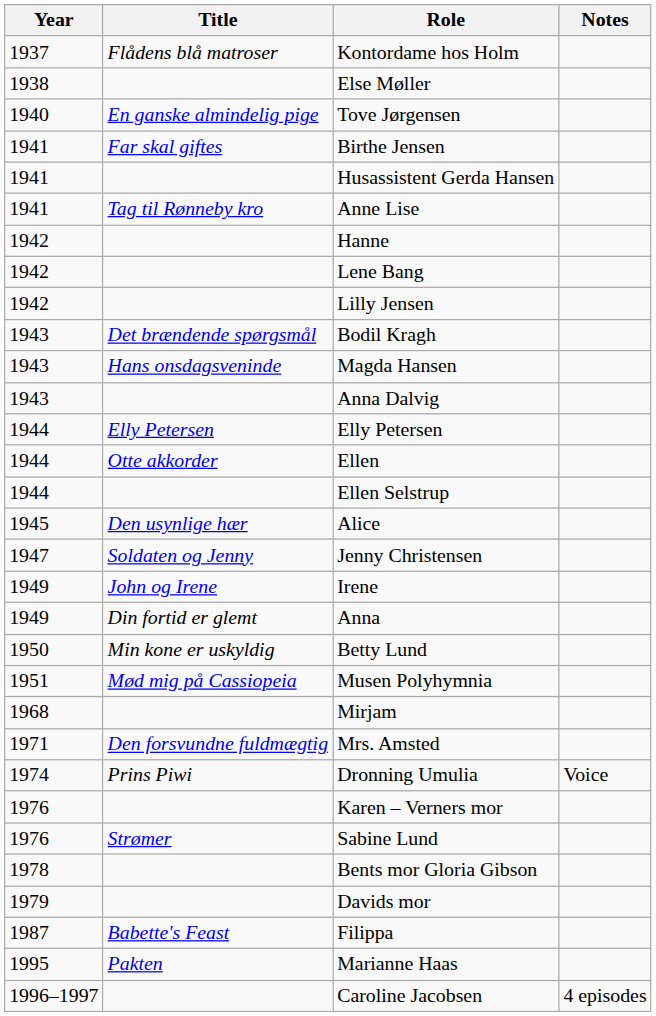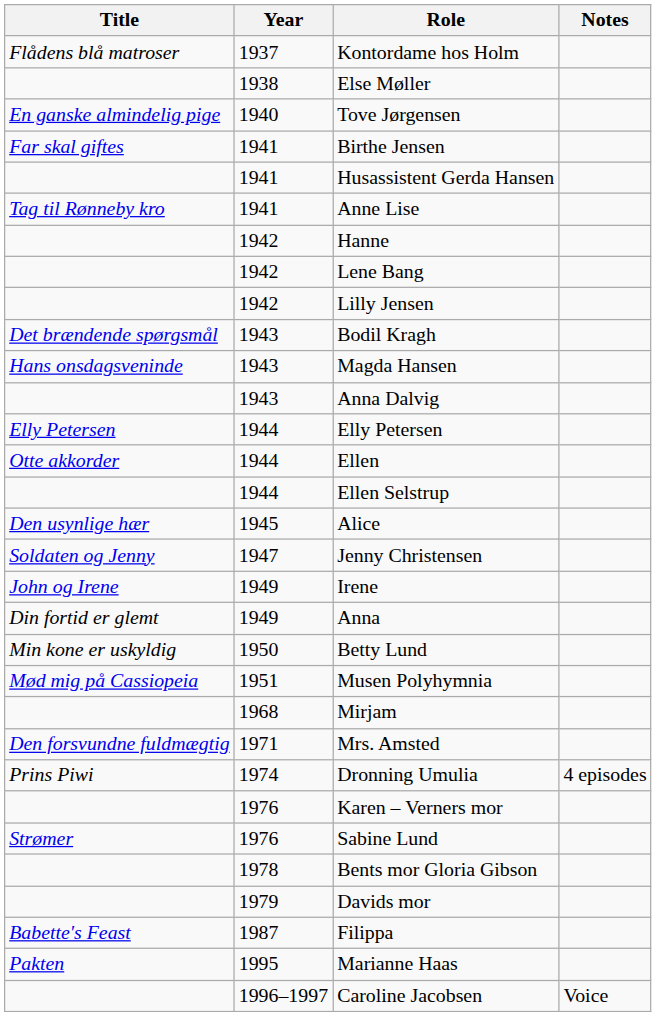columns swapped: (54, 20) <-> (218, 20)
(586, 775) Voice -> (605, 775) 4 episodes
(605, 995) 4 episodes -> (586, 995) Voice
